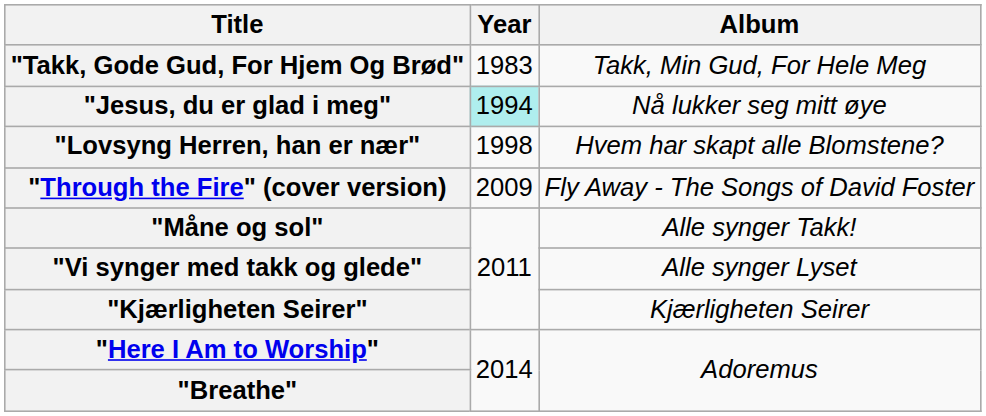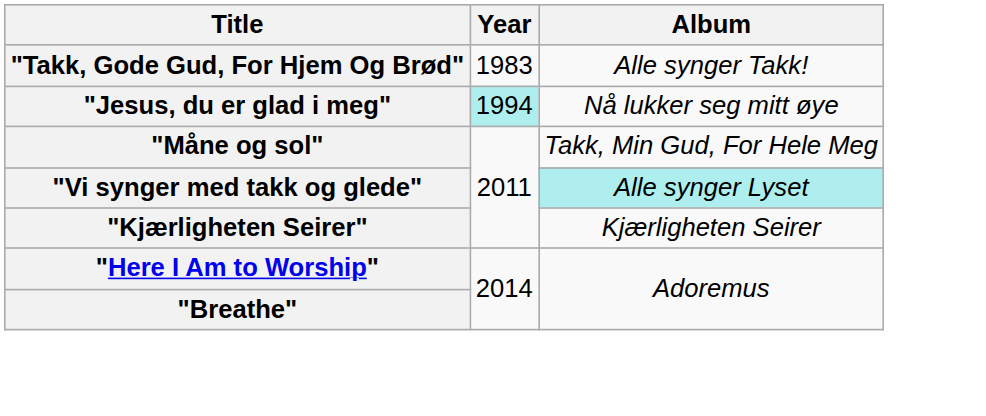(759, 65) Takk, Min Gud, For Hele Meg -> (711, 65) Alle synger Takk!
- row: (237, 146)
- row: (237, 187)
(759, 227) Alle synger Takk! -> (711, 146) Takk, Min Gud, For Hele Meg
(759, 268) no background -> (711, 187) paleturquoise background
